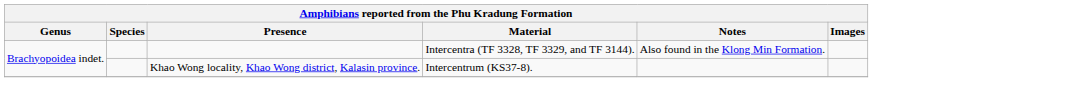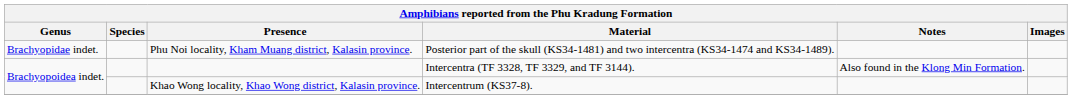+ row: (281, 49)
